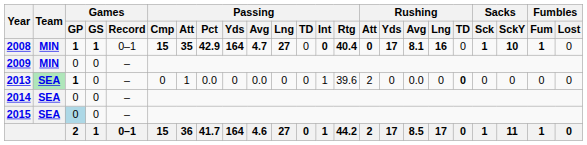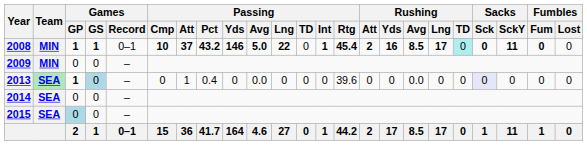(162, 47) 15 -> (162, 47) 10
(187, 47) 35 -> (187, 47) 37
(210, 47) 42.9 -> (210, 47) 43.2
(235, 47) 164 -> (235, 47) 146
(259, 47) 4.7 -> (259, 47) 5.0
(284, 47) 27 -> (284, 47) 22
(325, 47) 0 -> (325, 47) 1
(347, 47) 40.4 -> (347, 47) 45.4
(369, 47) 0 -> (369, 47) 2
(392, 47) 17 -> (392, 47) 16
(416, 47) 8.1 -> (416, 47) 8.5
(441, 47) 16 -> (441, 47) 17
(463, 47) no background -> (463, 47) paleturquoise background
(485, 47) 1 -> (485, 47) 0
(512, 47) 10 -> (512, 47) 11
(542, 47) 1 -> (542, 47) 0
(96, 81) no background -> (96, 81) lightblue background
(210, 81) 0.0 -> (210, 81) 0.4
(325, 81) 1 -> (325, 81) 0
(369, 81) 2 -> (369, 81) 0
(463, 81) bold -> (463, 81) normal
(485, 81) no background -> (485, 81) lavender background
